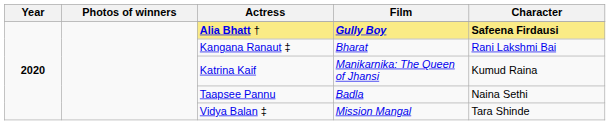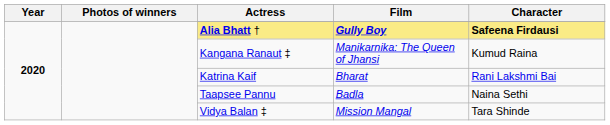(352, 47) Bharat -> (395, 53) Manikarnika: The Queen of Jhansi
(514, 47) Rani Lakshmi Bai -> (504, 53) Kumud Raina
(395, 71) Manikarnika: The Queen of Jhansi -> (352, 77) Bharat
(504, 71) Kumud Raina -> (514, 77) Rani Lakshmi Bai
